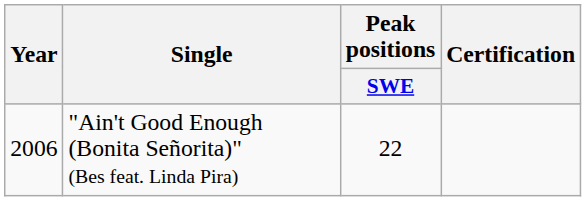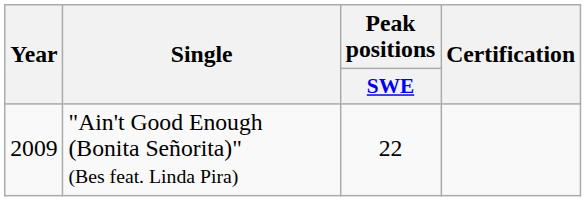(34, 149) 2006 -> (34, 149) 2009
